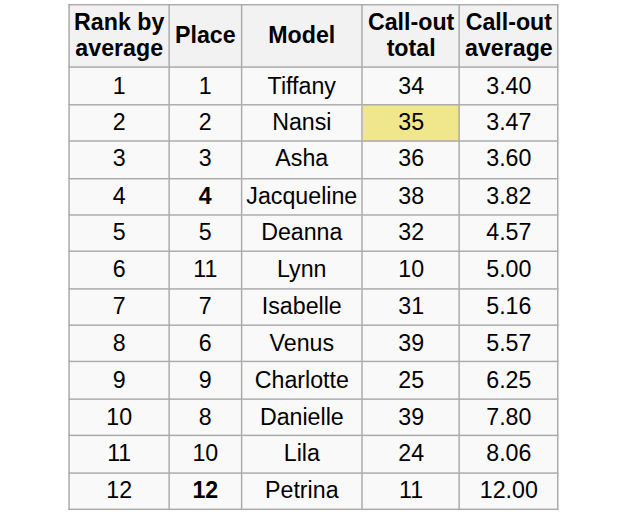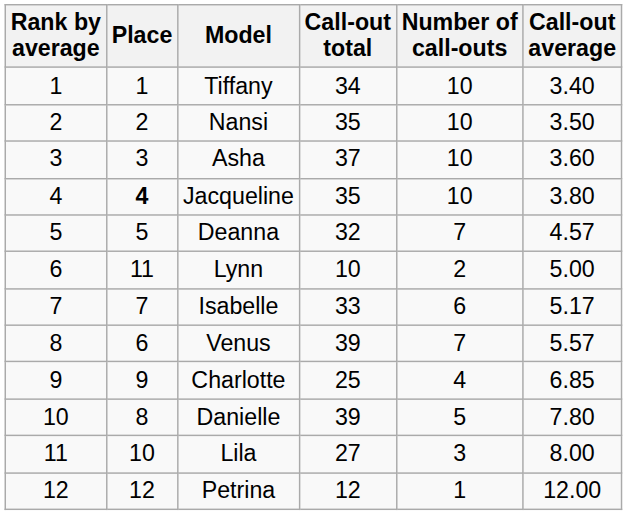+ column: (460, 35)
(411, 122) khaki background -> (348, 122) no background
(509, 122) 3.47 -> (572, 122) 3.50
(411, 159) 36 -> (348, 159) 37
(411, 196) 38 -> (348, 196) 35
(509, 196) 3.82 -> (572, 196) 3.80
(411, 306) 31 -> (348, 306) 33
(509, 306) 5.16 -> (572, 306) 5.17
(509, 380) 6.25 -> (572, 380) 6.85
(411, 453) 24 -> (348, 453) 27
(509, 453) 8.06 -> (572, 453) 8.00
(205, 490) bold -> (142, 490) normal
(411, 490) 11 -> (348, 490) 12
